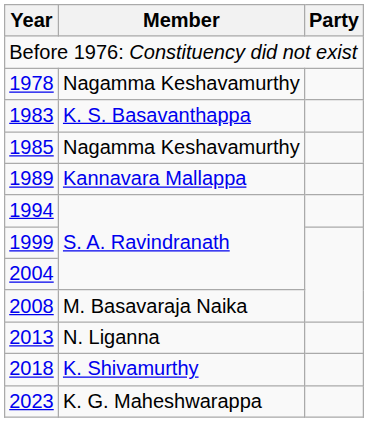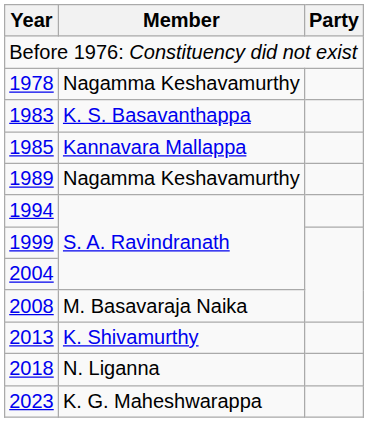(181, 147) Nagamma Keshavamurthy -> (155, 147) Kannavara Mallappa
(155, 178) Kannavara Mallappa -> (181, 178) Nagamma Keshavamurthy
(111, 337) N. Liganna -> (131, 337) K. Shivamurthy
(131, 369) K. Shivamurthy -> (111, 369) N. Liganna
